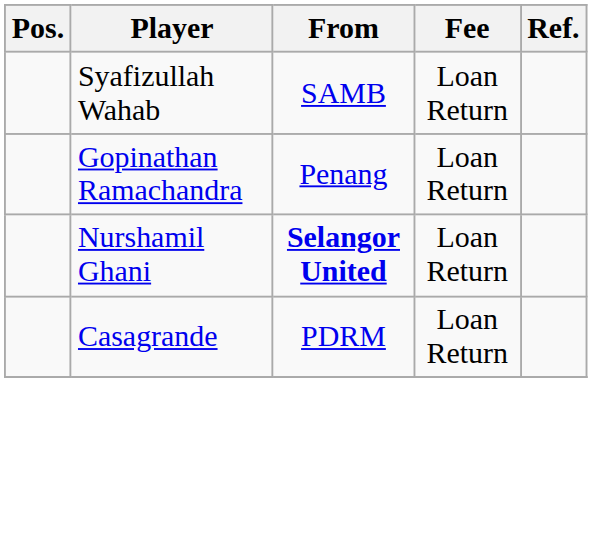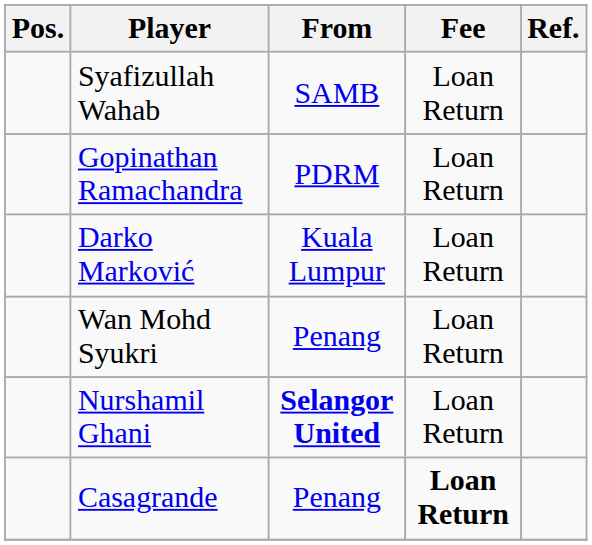(343, 173) Penang -> (337, 173) PDRM
+ row: (136, 254)
+ row: (145, 335)
(343, 335) PDRM -> (337, 498) Penang
(467, 335) normal -> (463, 498) bold
